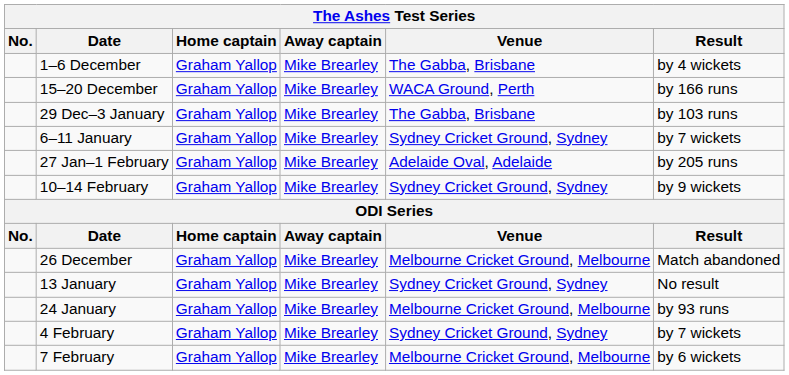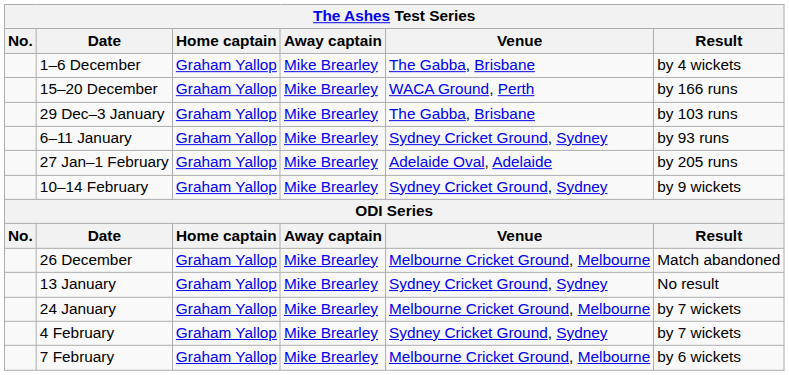(699, 138) by 7 wickets -> (693, 138) by 93 runs
(693, 308) by 93 runs -> (699, 308) by 7 wickets
